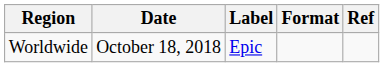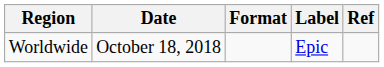columns swapped: (310, 18) <-> (251, 18)
